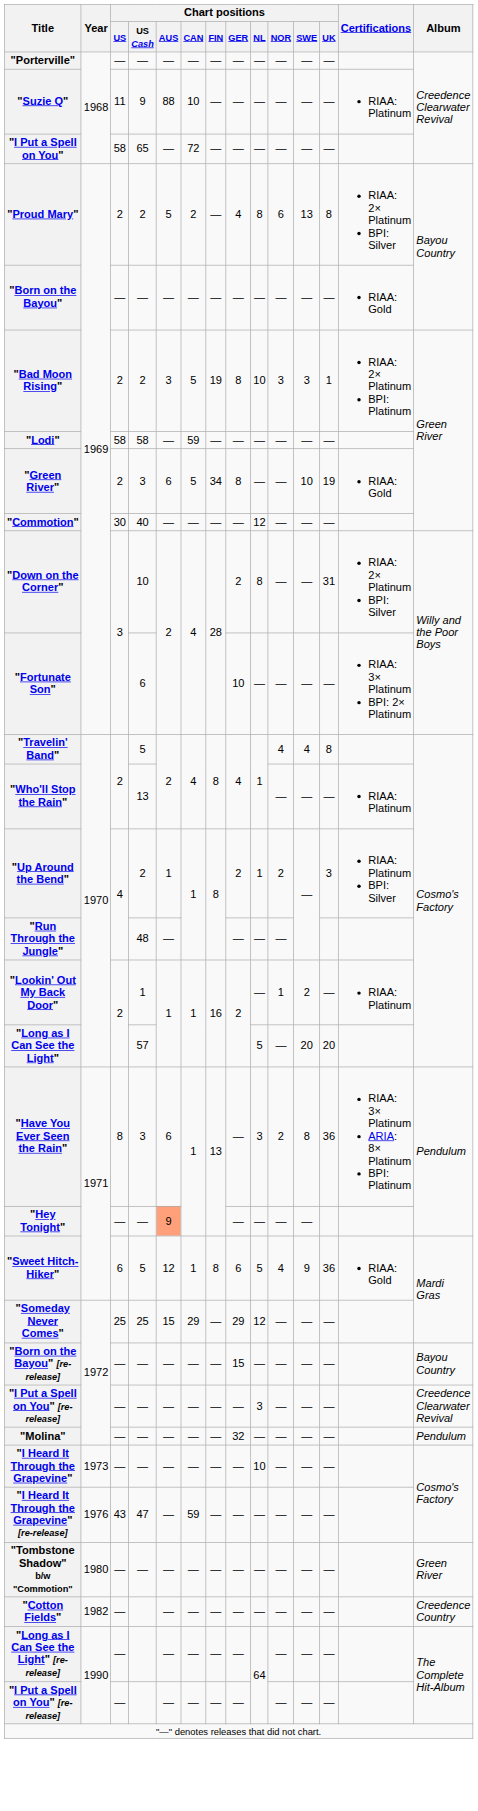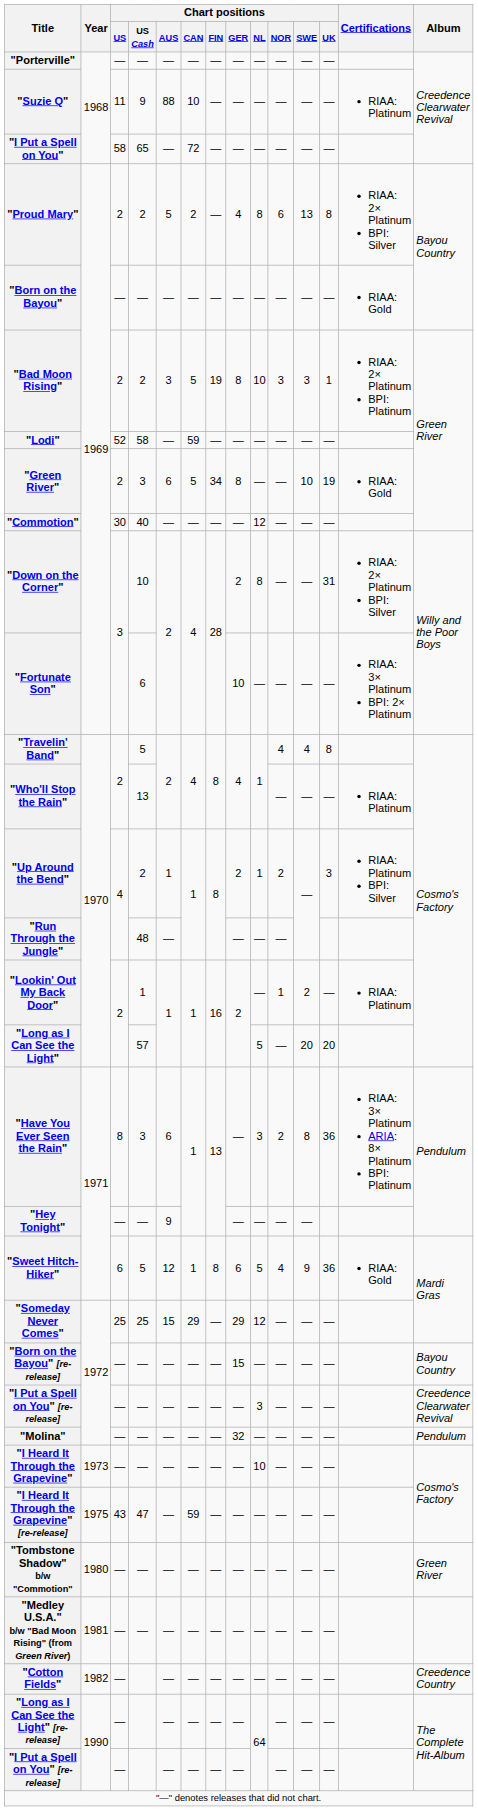(120, 440) 58 -> (120, 440) 52
(169, 1221) lightsalmon background -> (169, 1221) no background
(96, 1514) 1976 -> (96, 1514) 1975
+ row: (43, 1630)
